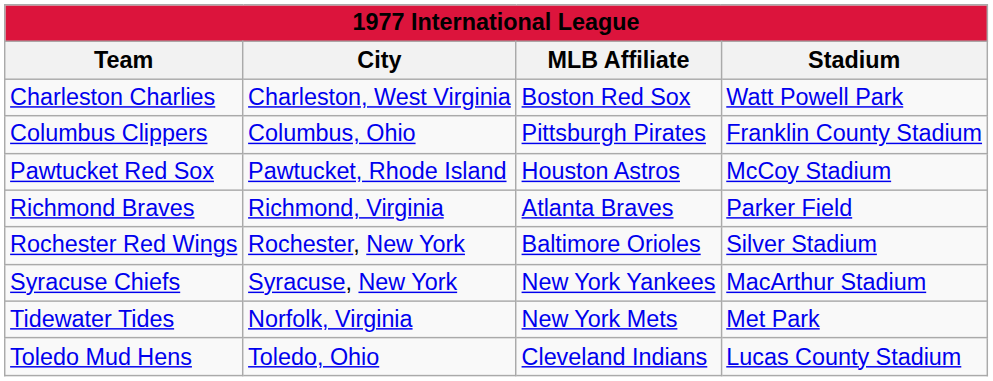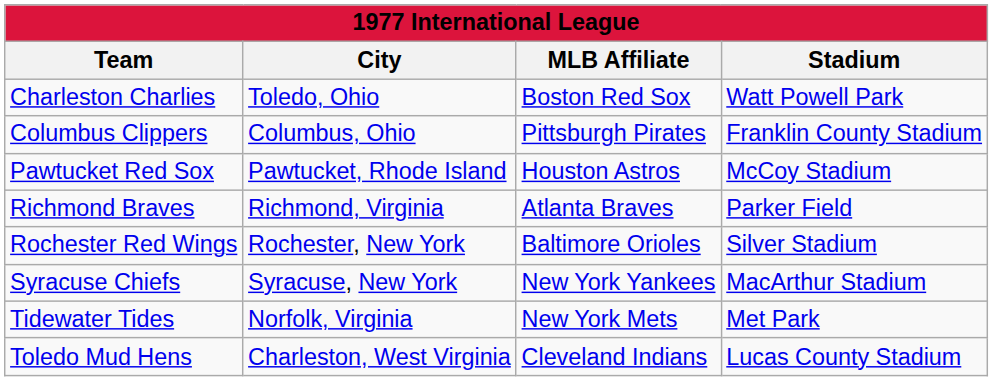(379, 97) Charleston, West Virginia -> (314, 97) Toledo, Ohio
(314, 356) Toledo, Ohio -> (379, 356) Charleston, West Virginia
